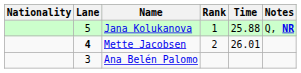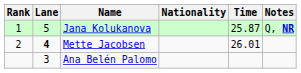columns swapped: (214, 12) <-> (39, 12)
(245, 28) 25.88 -> (245, 28) 25.87
